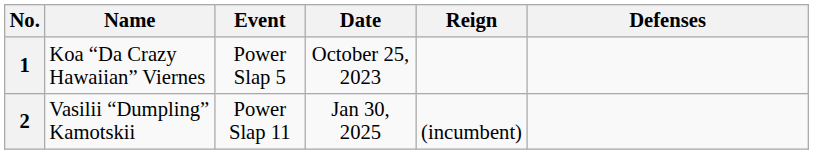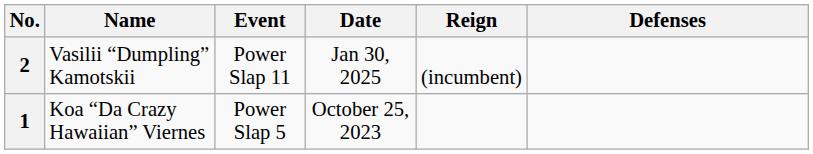rows swapped: (25, 65) <-> (25, 121)
